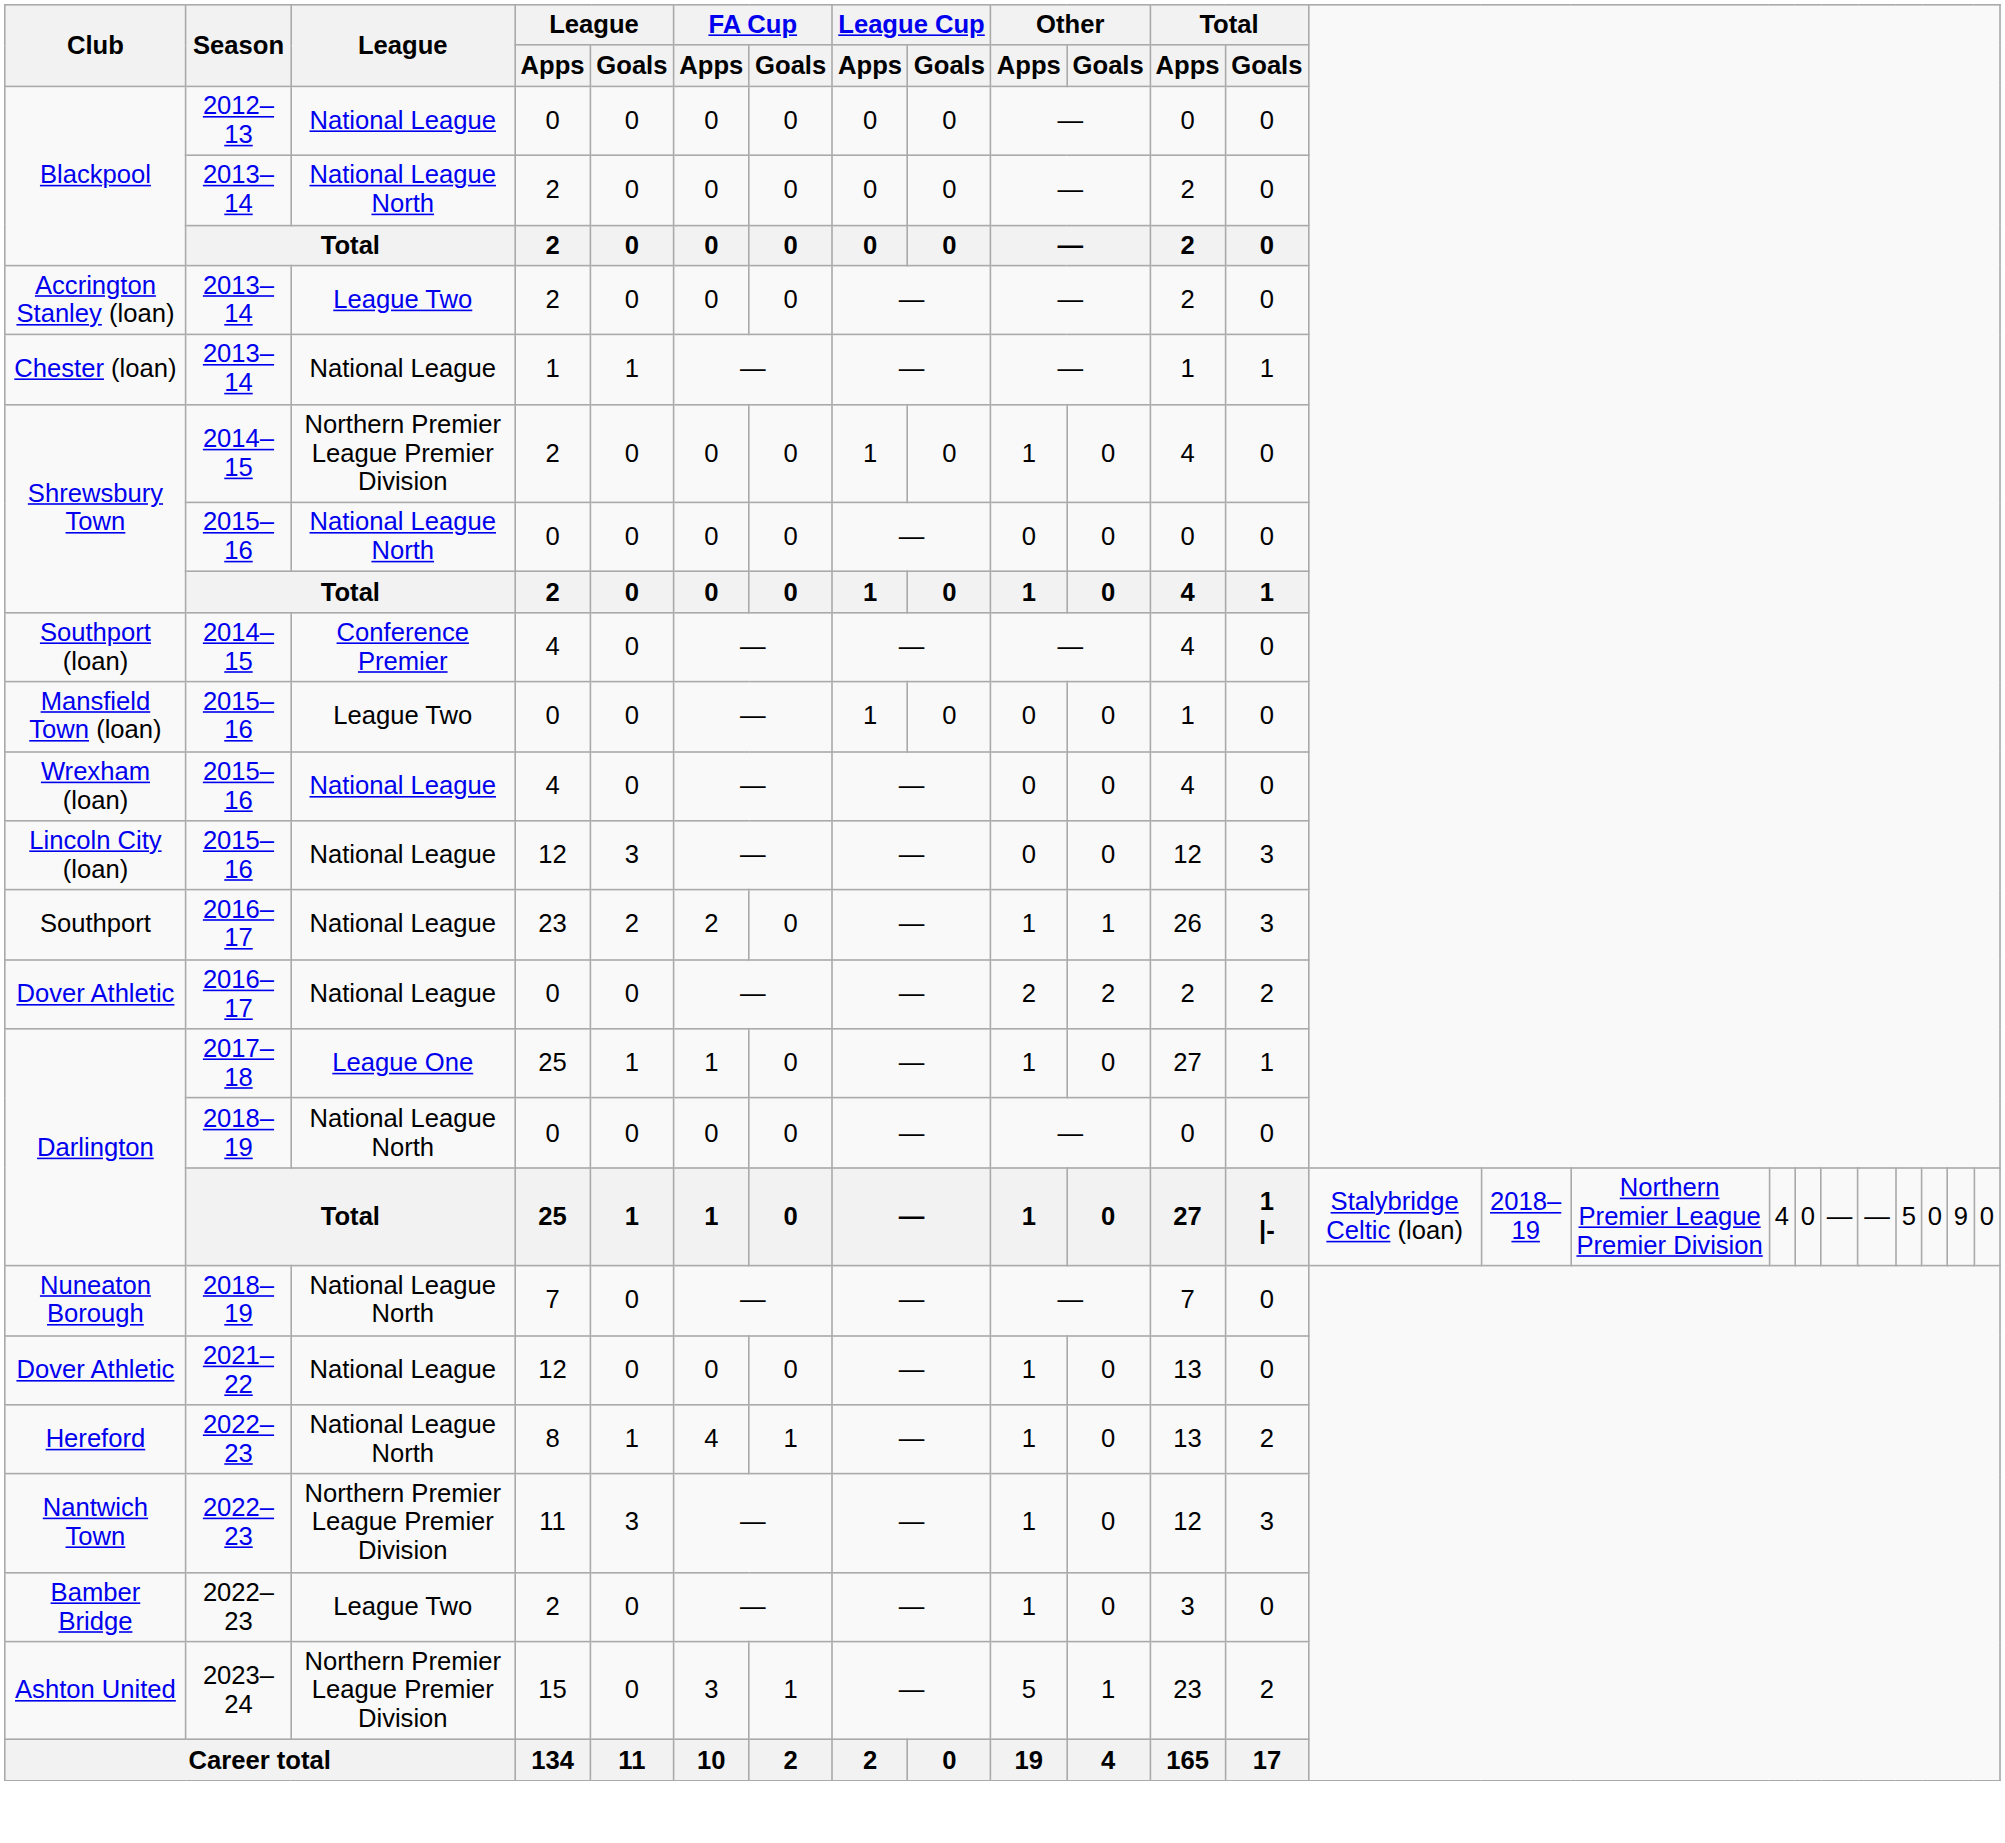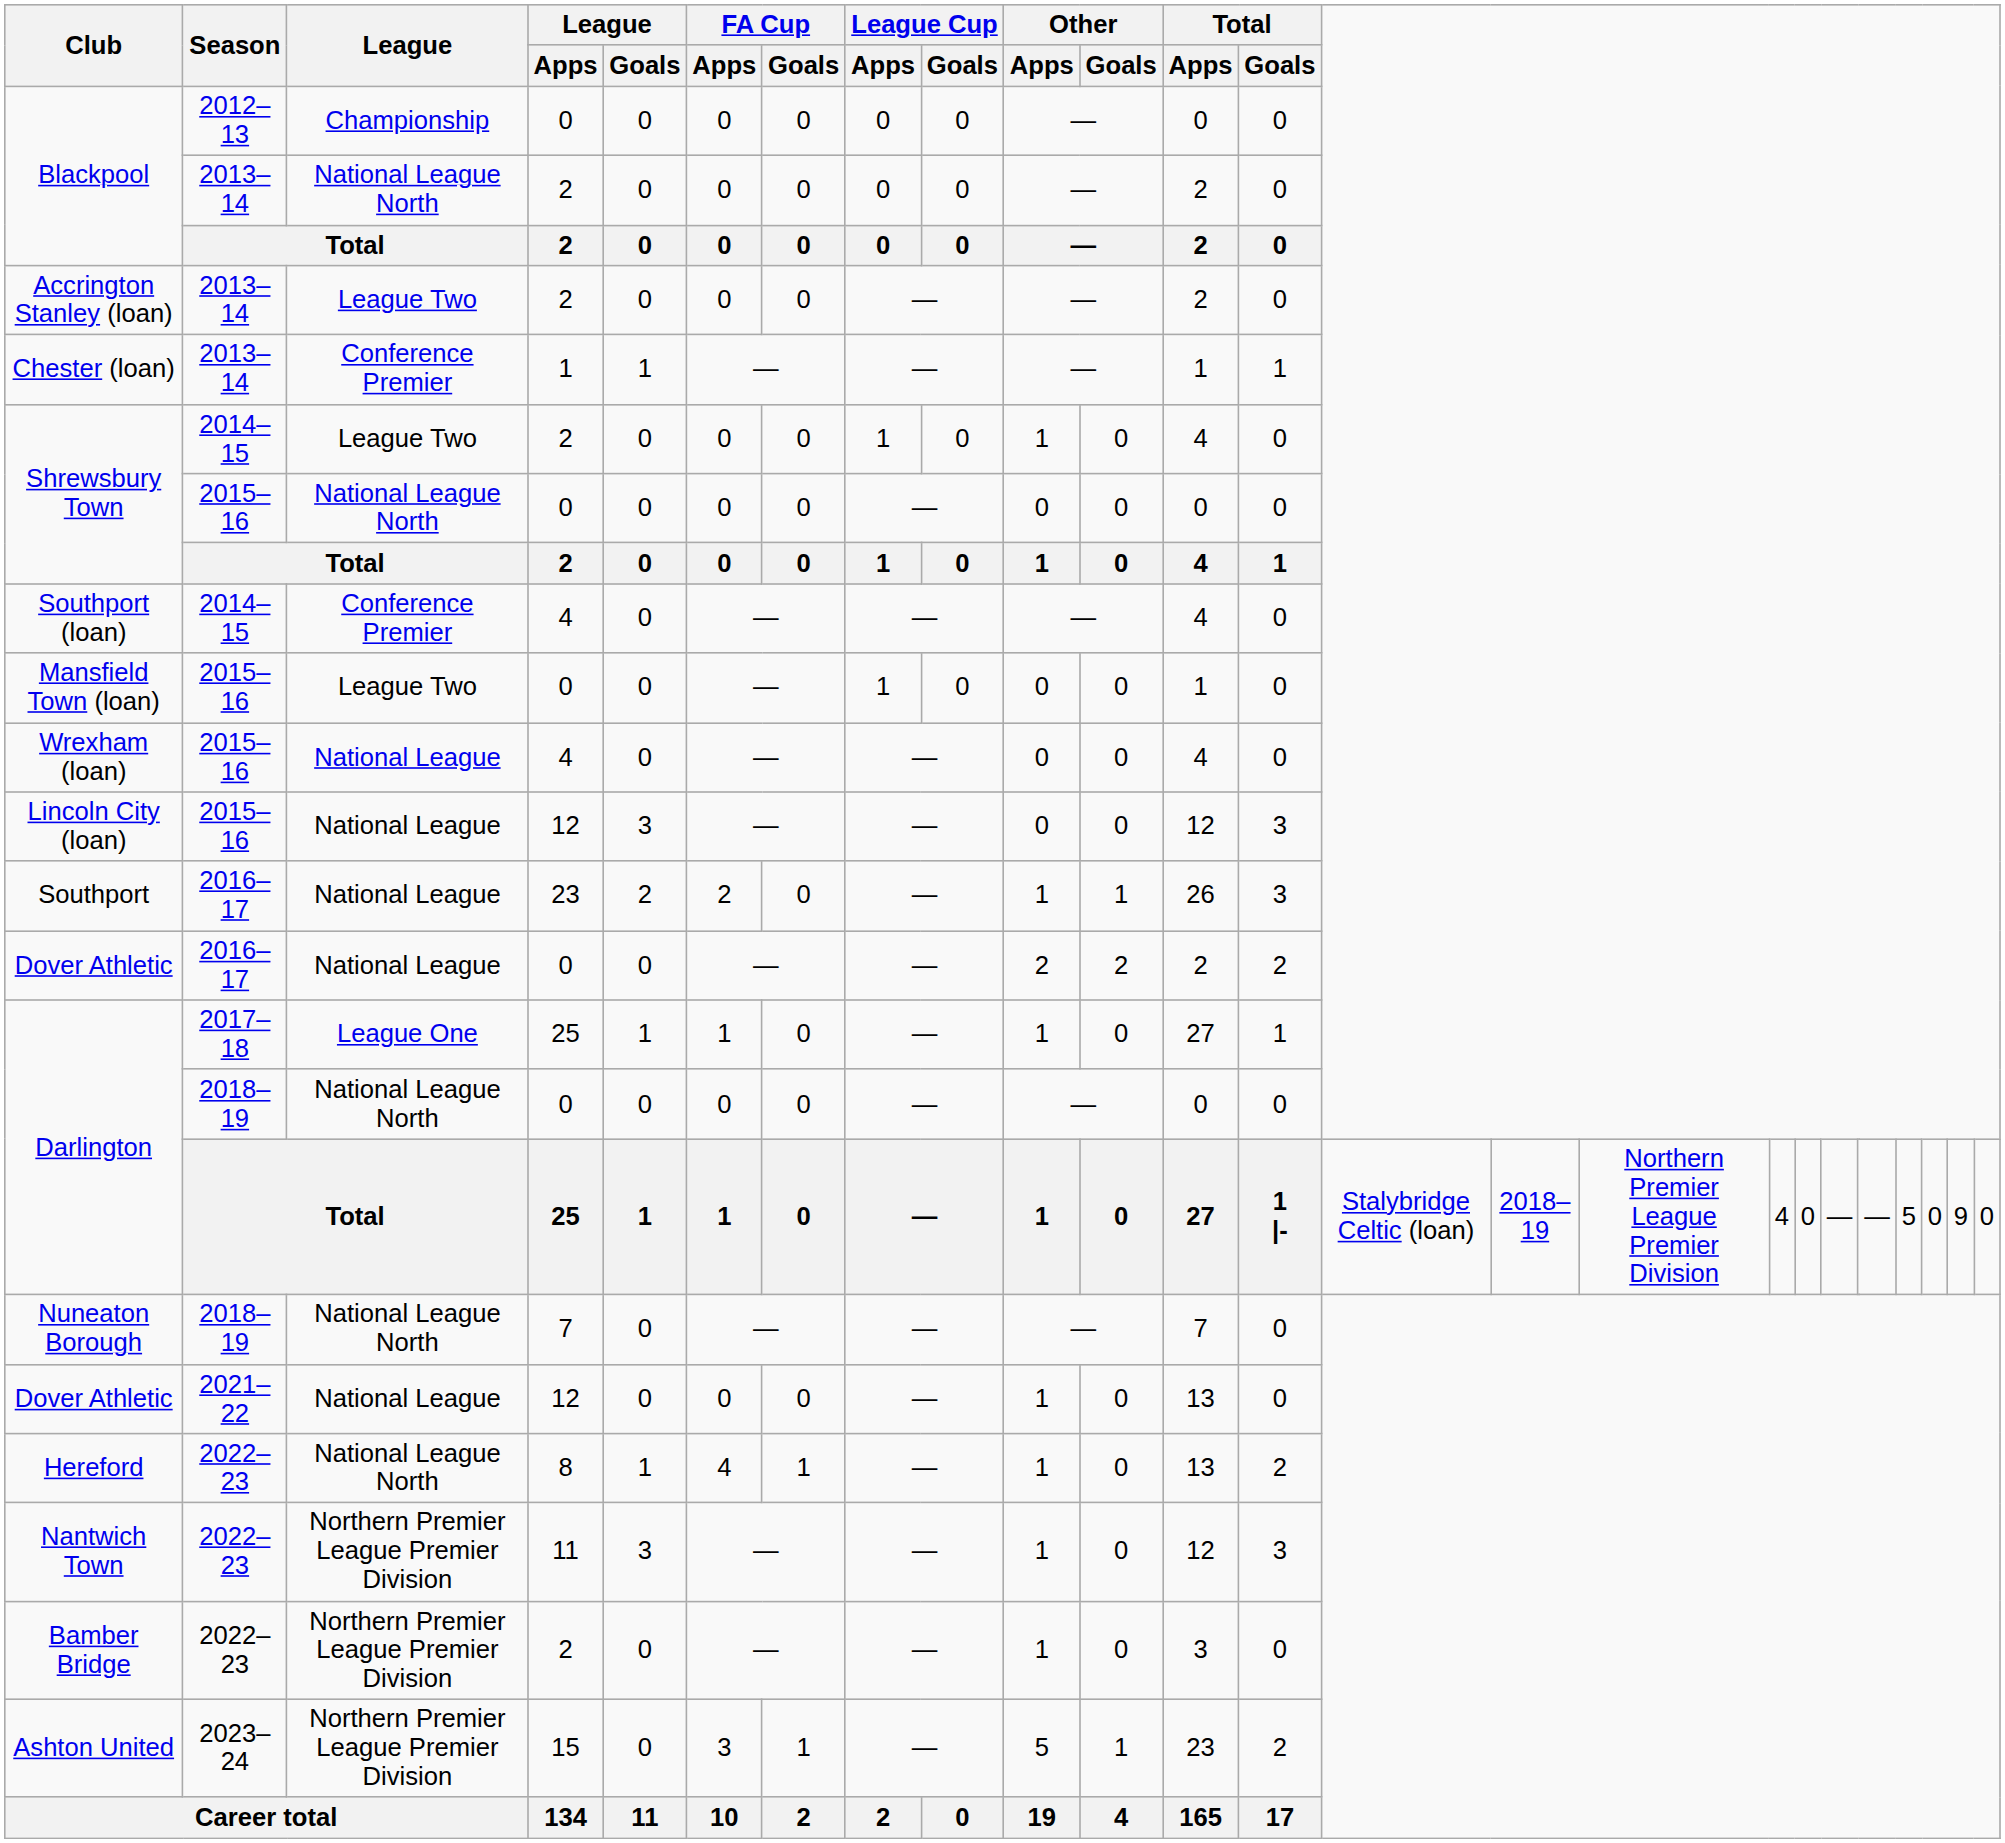(403, 120) National League -> (407, 120) Championship
(403, 369) National League -> (407, 369) Conference Premier
(403, 452) Northern Premier League Premier Division -> (407, 438) League Two
(403, 1606) League Two -> (407, 1649) Northern Premier League Premier Division
